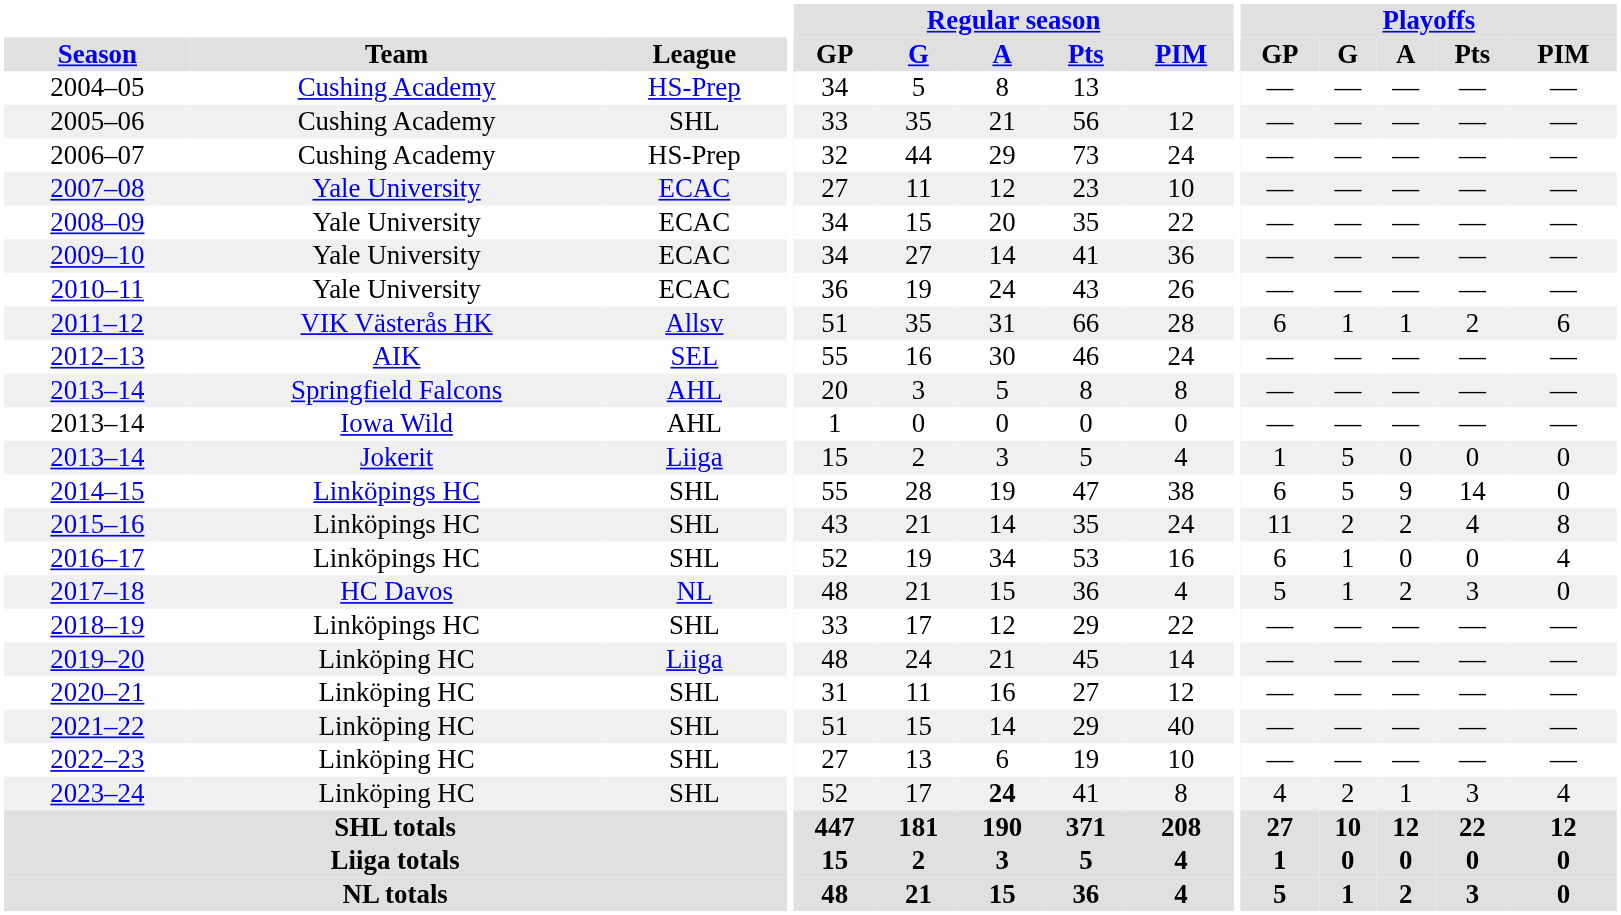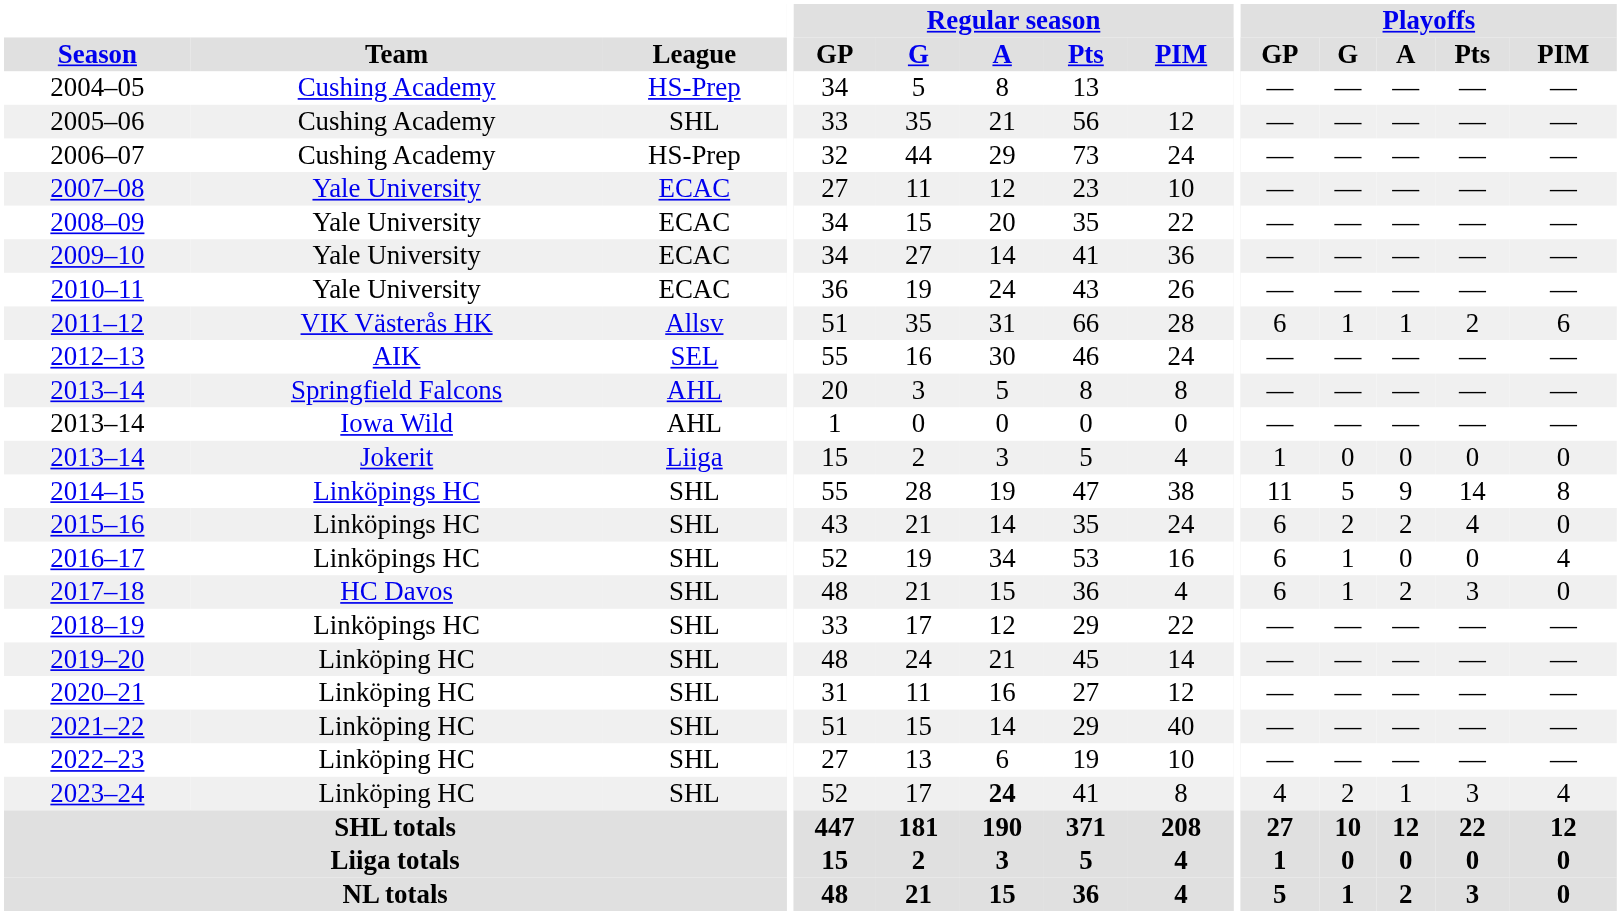(1348, 457) 5 -> (1348, 457) 0
(1280, 490) 6 -> (1280, 490) 11
(1563, 490) 0 -> (1563, 490) 8
(1280, 524) 11 -> (1280, 524) 6
(1563, 524) 8 -> (1563, 524) 0
(694, 591) NL -> (694, 591) SHL
(1280, 591) 5 -> (1280, 591) 6
(694, 658) Liiga -> (694, 658) SHL
